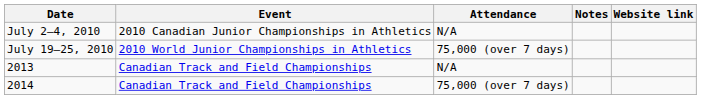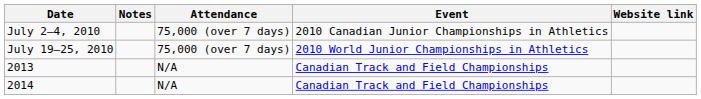columns swapped: (275, 13) <-> (592, 13)
(447, 31) N/A -> (224, 31) 75,000 (over 7 days)
(503, 85) 75,000 (over 7 days) -> (167, 85) N/A
